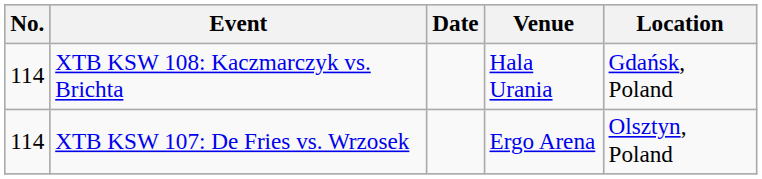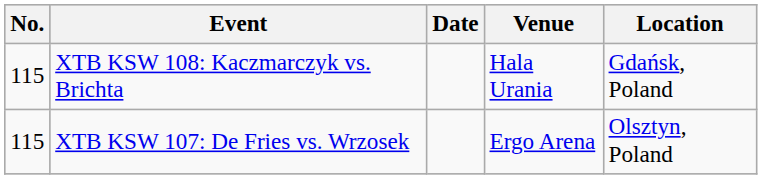(27, 75) 114 -> (27, 75) 115
(27, 141) 114 -> (27, 141) 115
